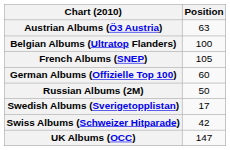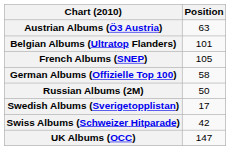(204, 43) 100 -> (204, 43) 101
(204, 75) 60 -> (204, 75) 58
